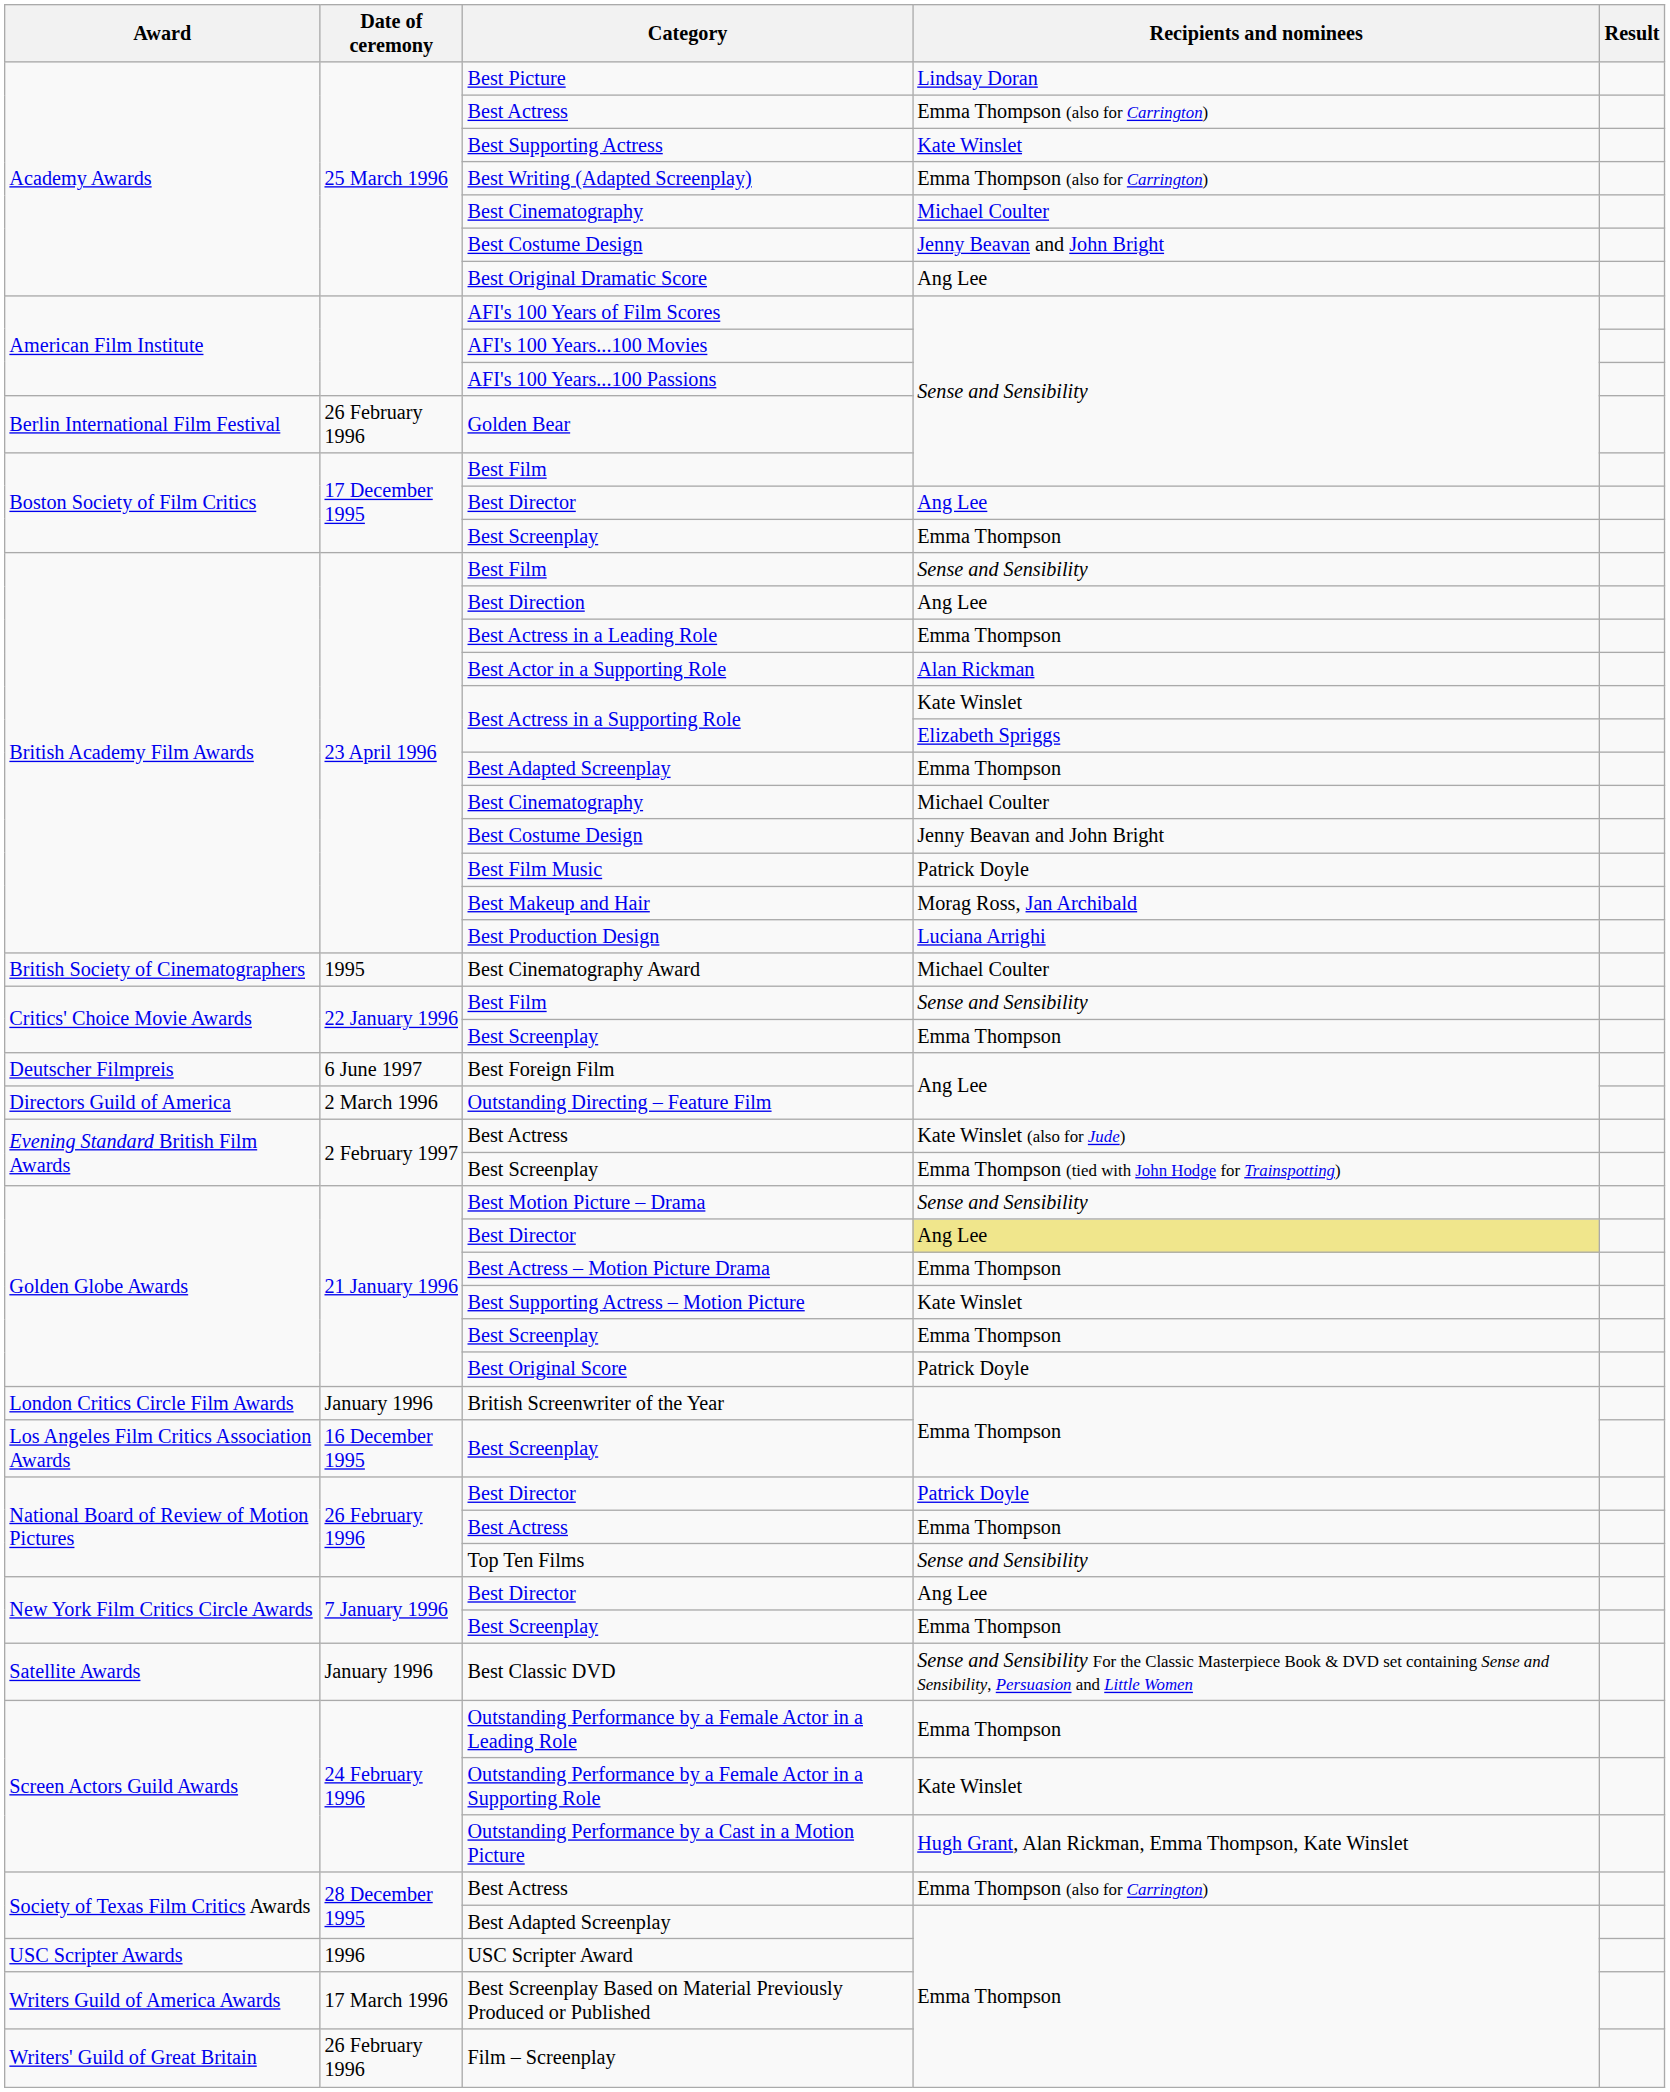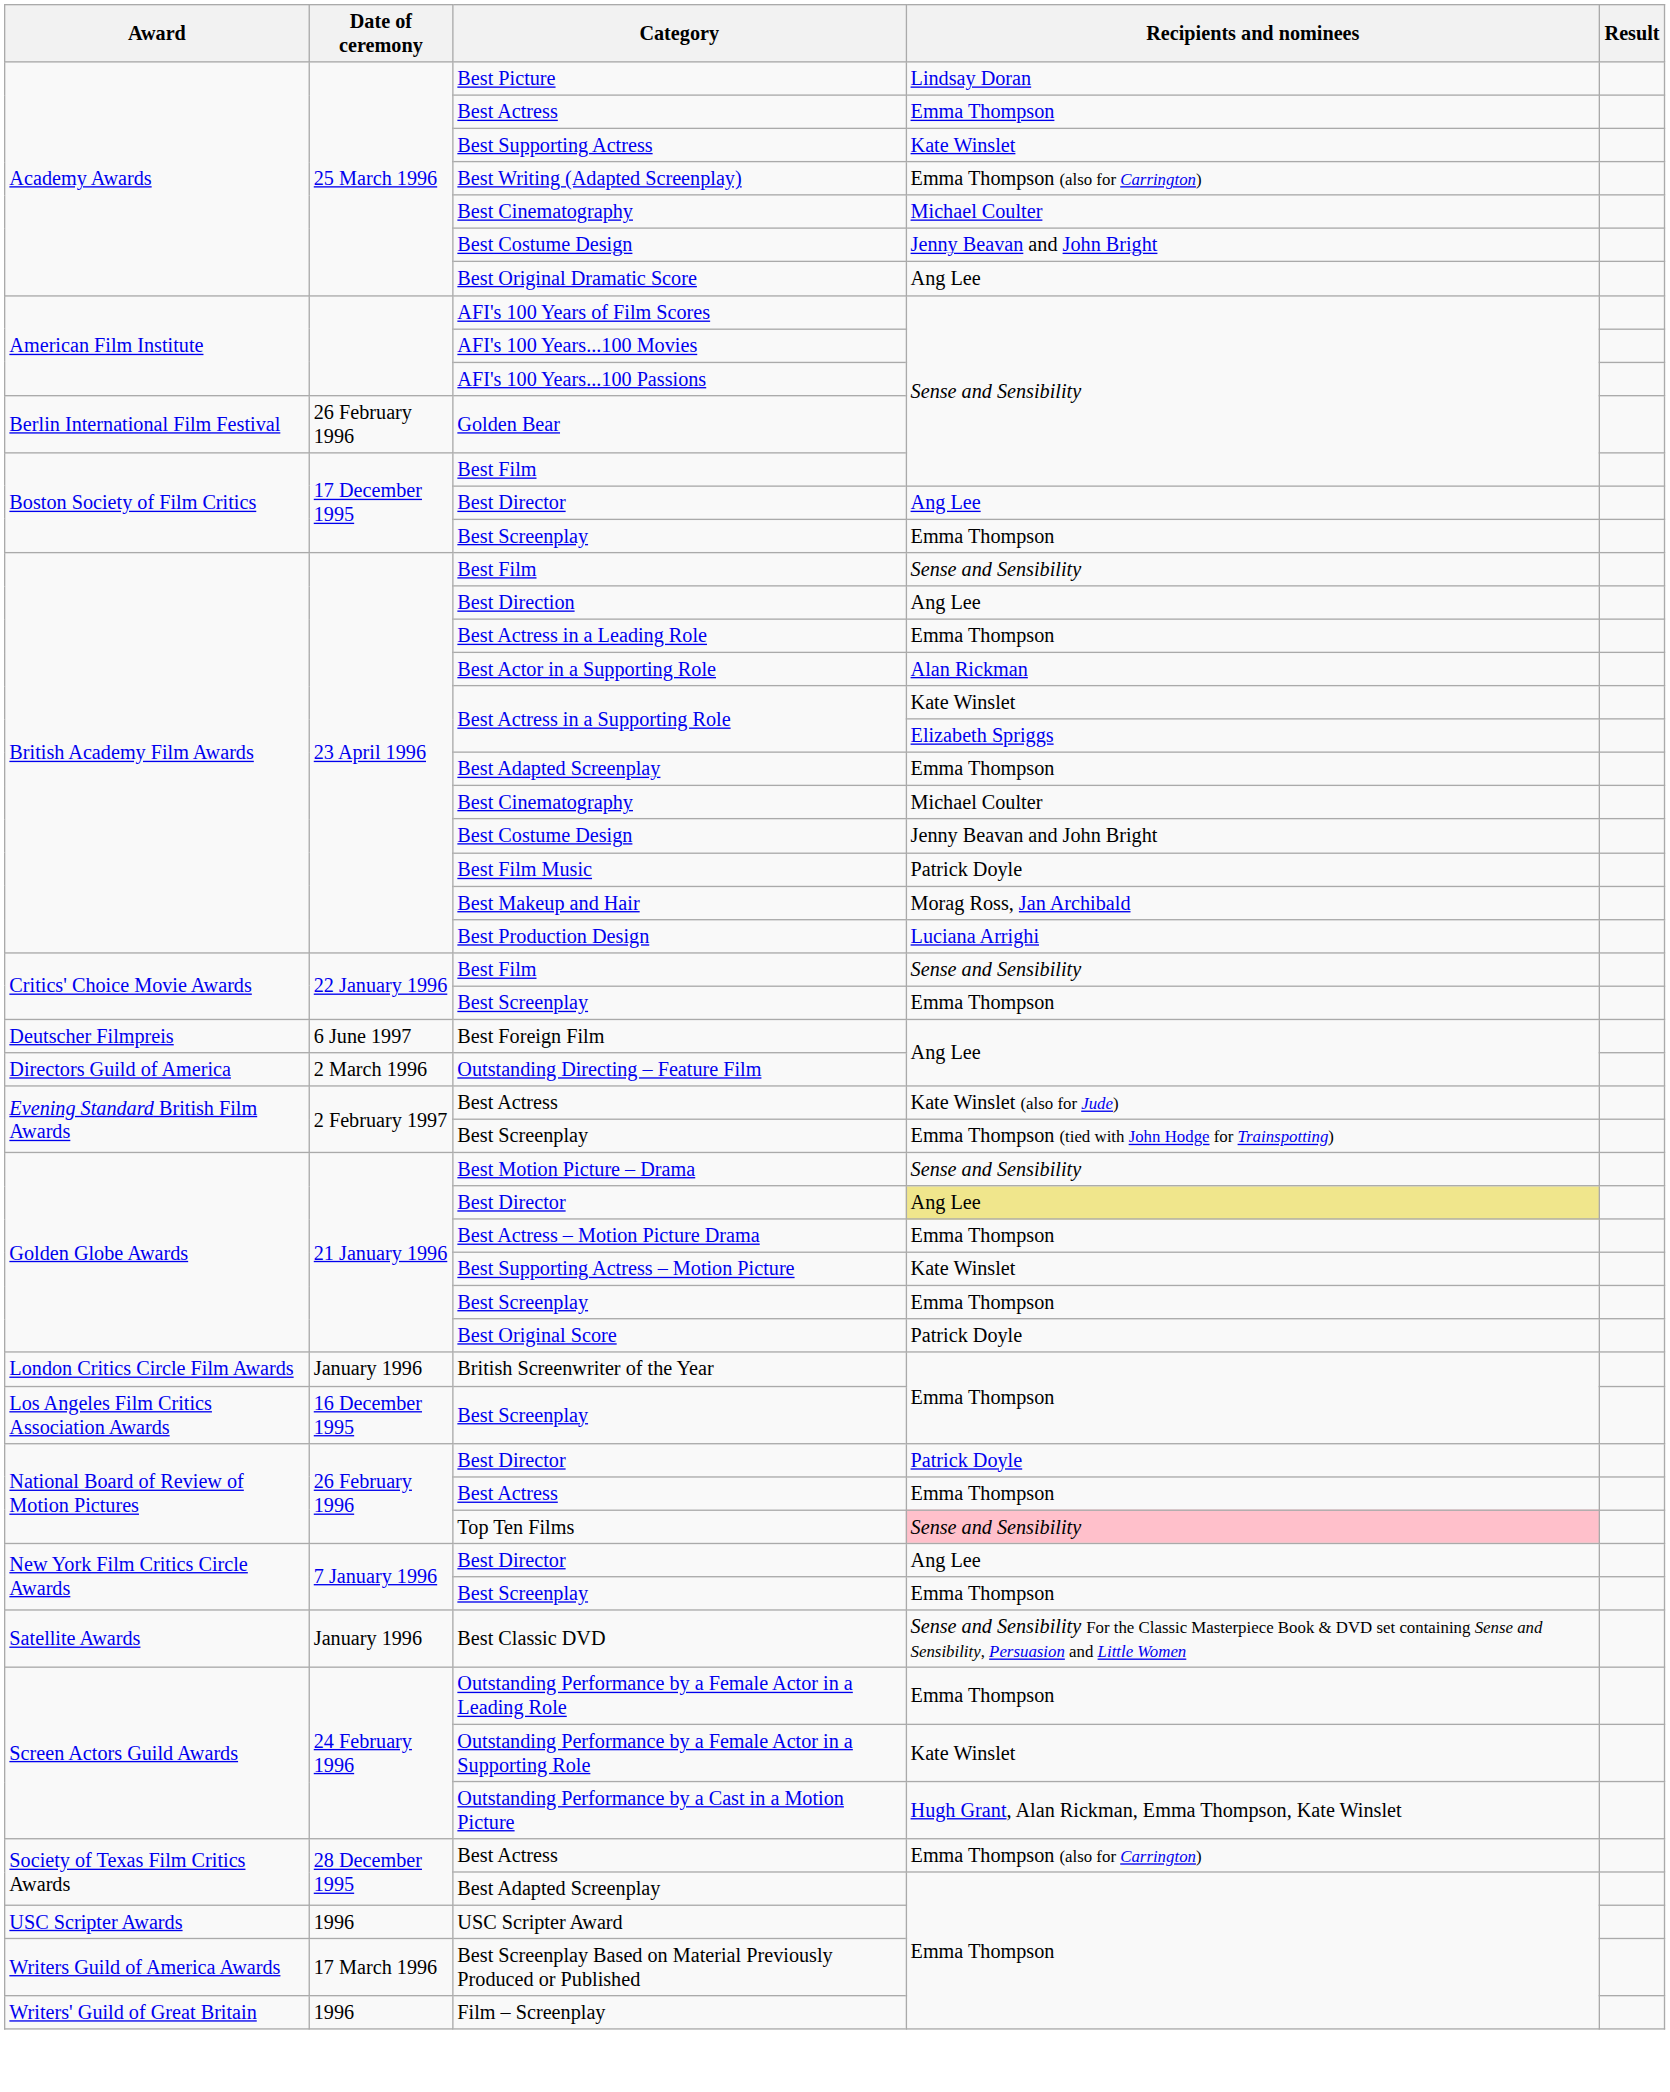(1063, 111) Emma Thompson (also for Carrington) -> (982, 111) Emma Thompson
- row: (157, 969)
(1002, 1559) no background -> (996, 1526) pink background
(374, 2058) 26 February 1996 -> (334, 2012) 1996
